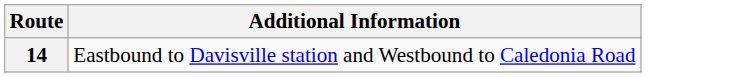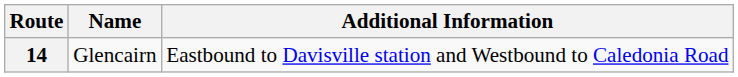+ column: (115, 21)
